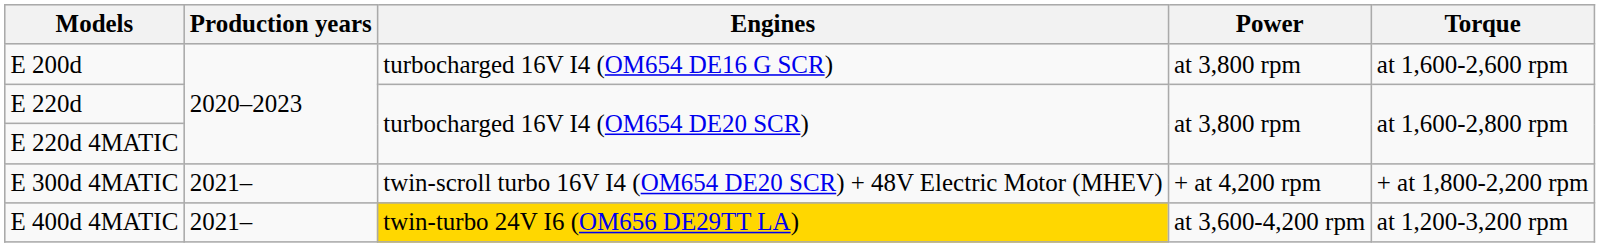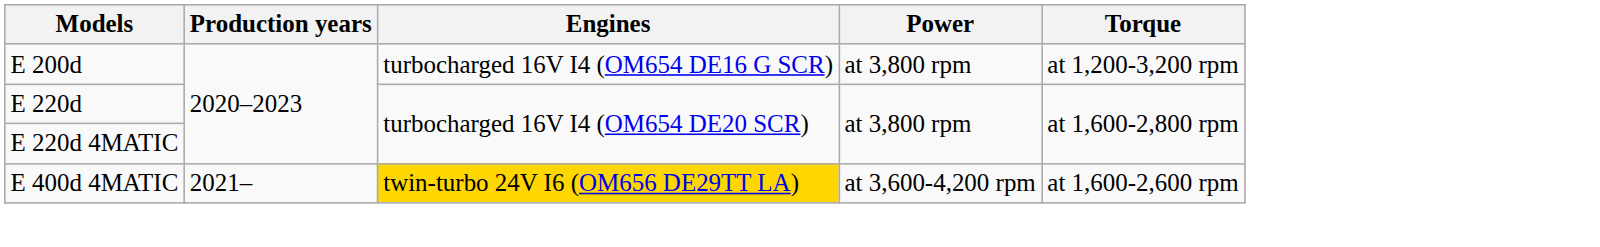(1472, 63) at 1,600-2,600 rpm -> (1143, 63) at 1,200-3,200 rpm
- row: (94, 182)
(1472, 222) at 1,200-3,200 rpm -> (1143, 182) at 1,600-2,600 rpm
